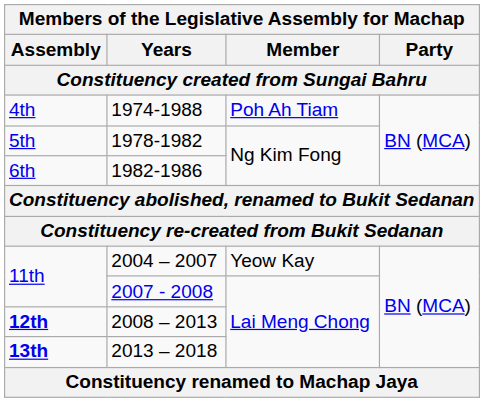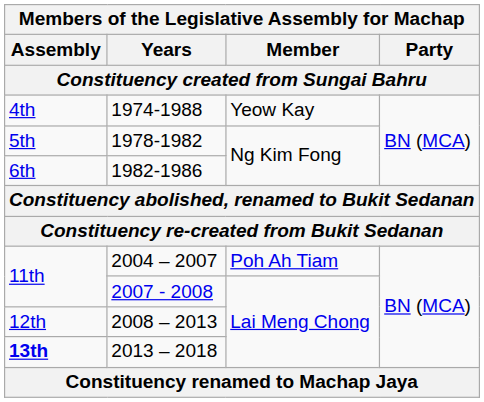(284, 110) Poh Ah Tiam -> (272, 110) Yeow Kay
(272, 261) Yeow Kay -> (284, 261) Poh Ah Tiam
(29, 321) bold -> (28, 321) normal
